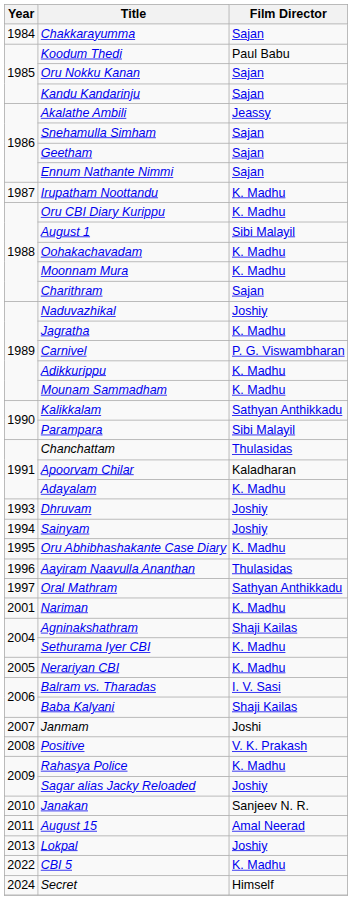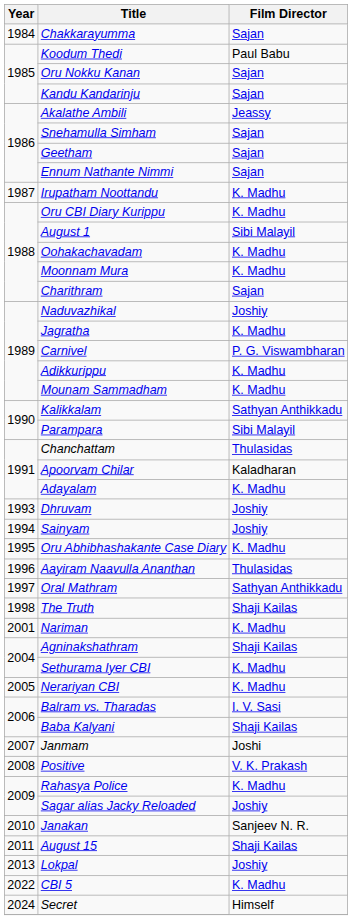+ row: (67, 608)
(268, 825) Amal Neerad -> (265, 845) Shaji Kailas
